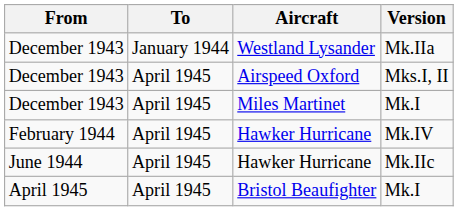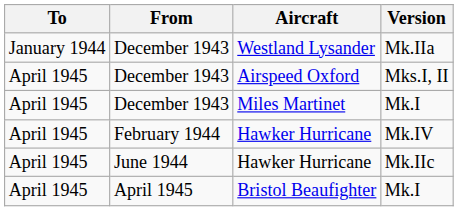columns swapped: (66, 18) <-> (180, 18)
